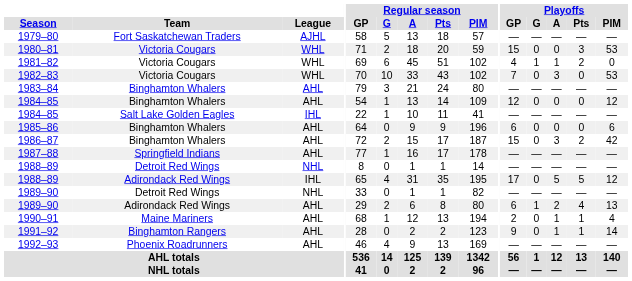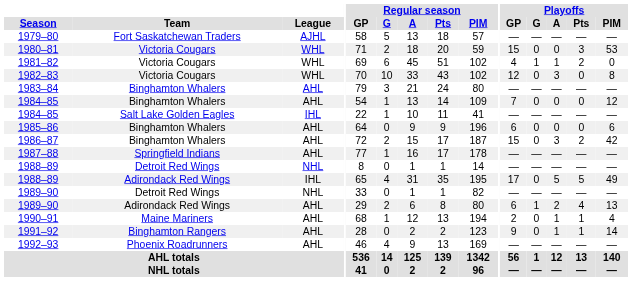(514, 75) 7 -> (514, 75) 12
(612, 75) 53 -> (612, 75) 8
(514, 101) 12 -> (514, 101) 7
(612, 179) 12 -> (612, 179) 49
